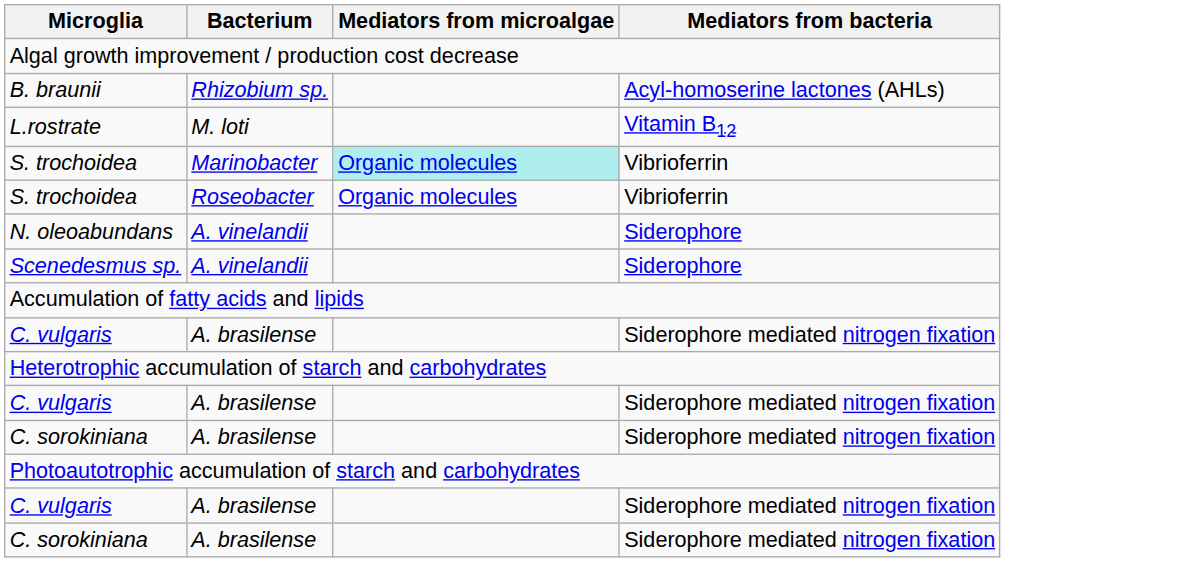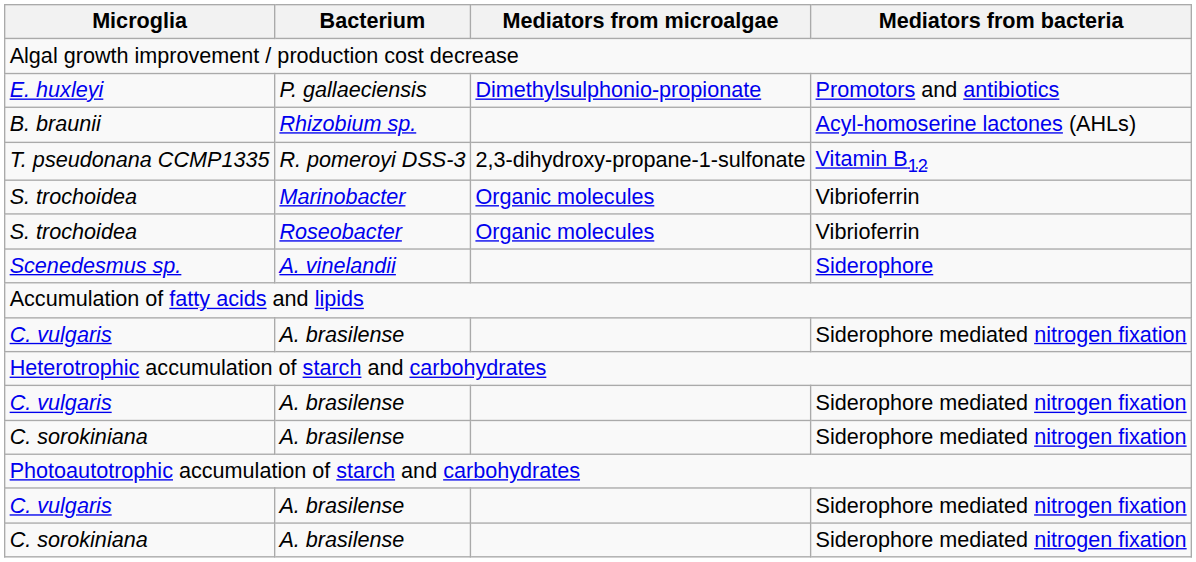+ row: (56, 90)
- row: (55, 126)
+ row: (140, 160)
(428, 162) paleturquoise background -> (565, 197) no background
- row: (91, 231)
